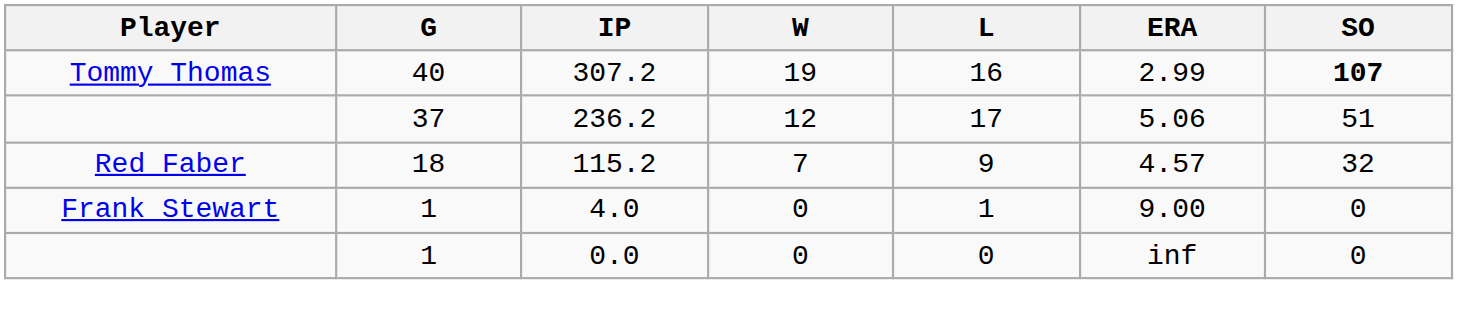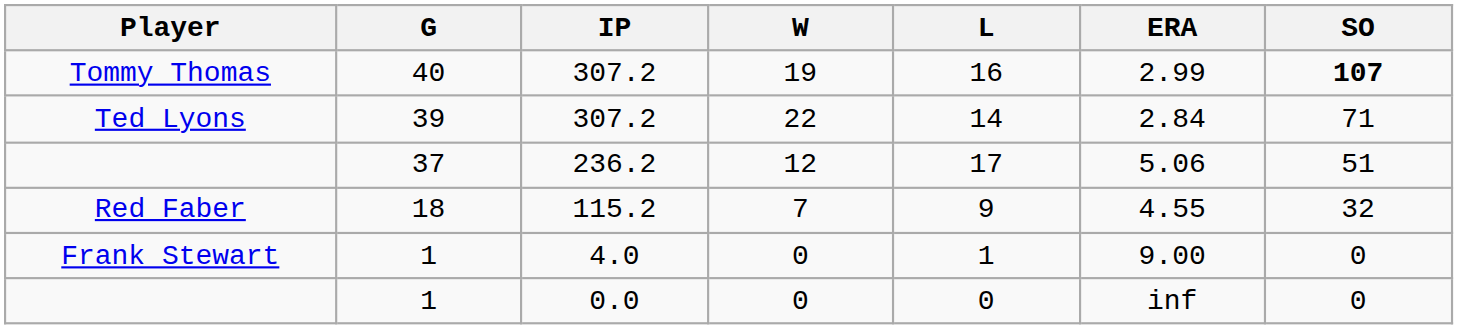+ row: (170, 119)
(1172, 165) 4.57 -> (1172, 210) 4.55
